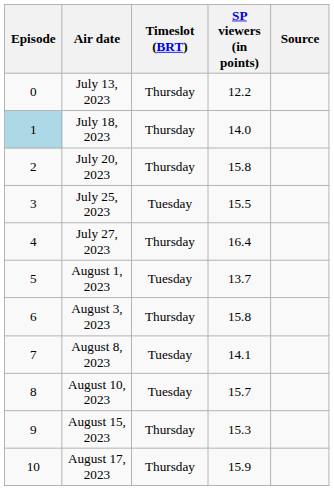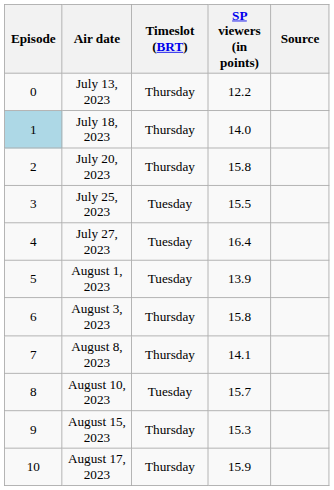(170, 242) Thursday -> (170, 242) Tuesday
(239, 279) 13.7 -> (239, 279) 13.9
(170, 354) Tuesday -> (170, 354) Thursday
